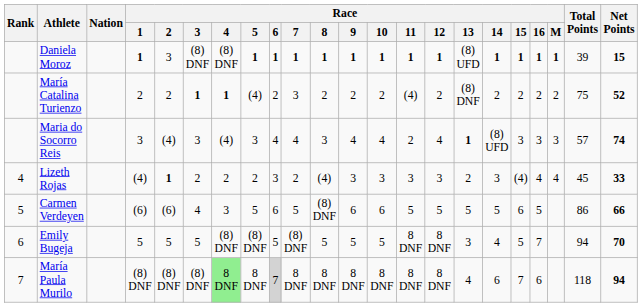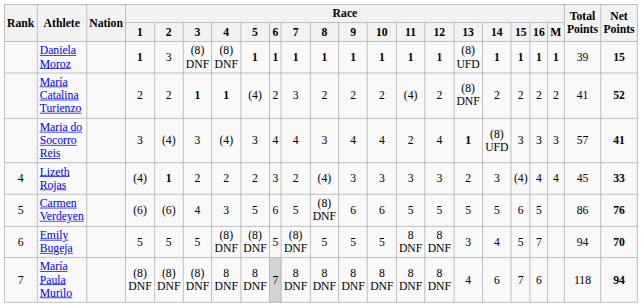(582, 95) 75 -> (582, 95) 41
(619, 140) 74 -> (619, 140) 41
(619, 210) 66 -> (619, 210) 76
(226, 280) lightgreen background -> (226, 280) no background
